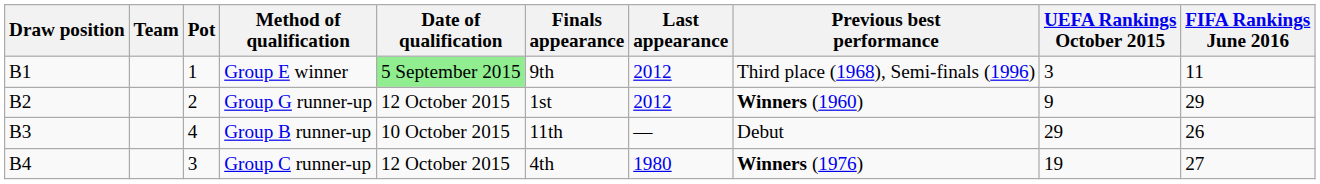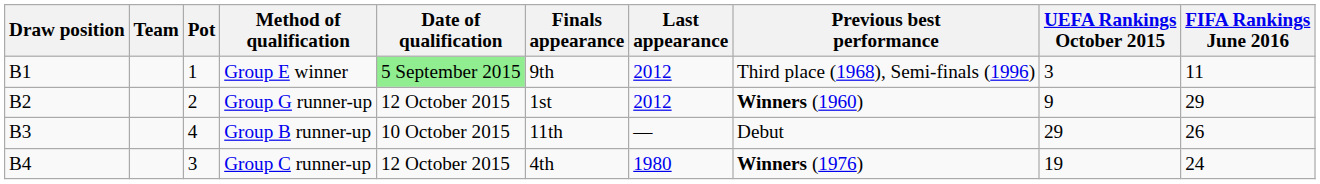(1195, 163) 27 -> (1195, 163) 24
